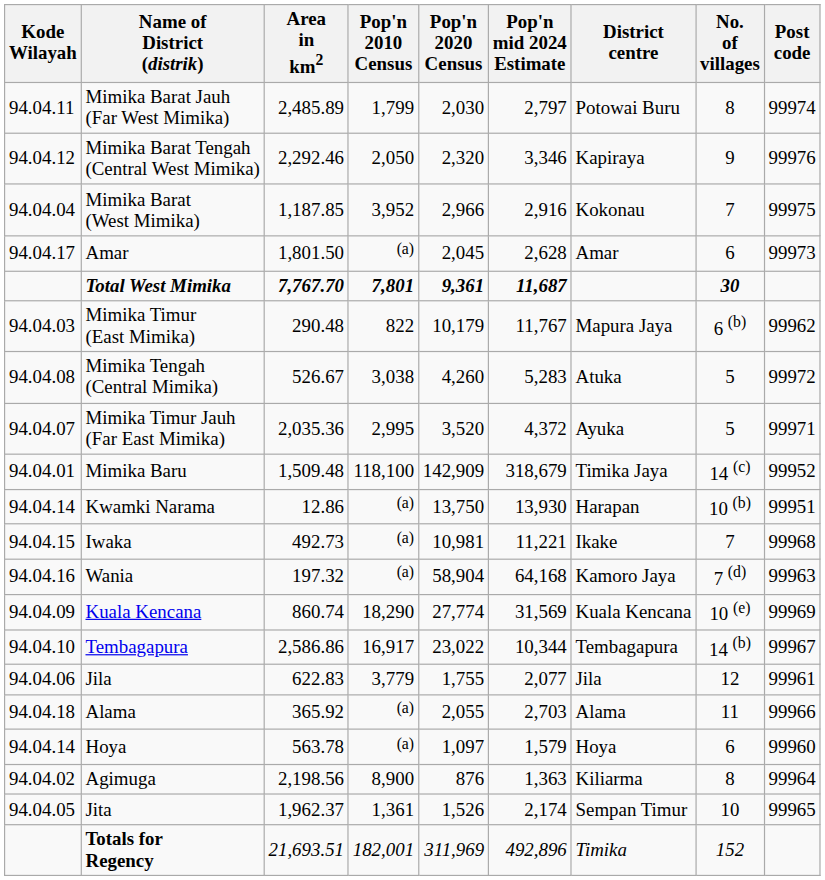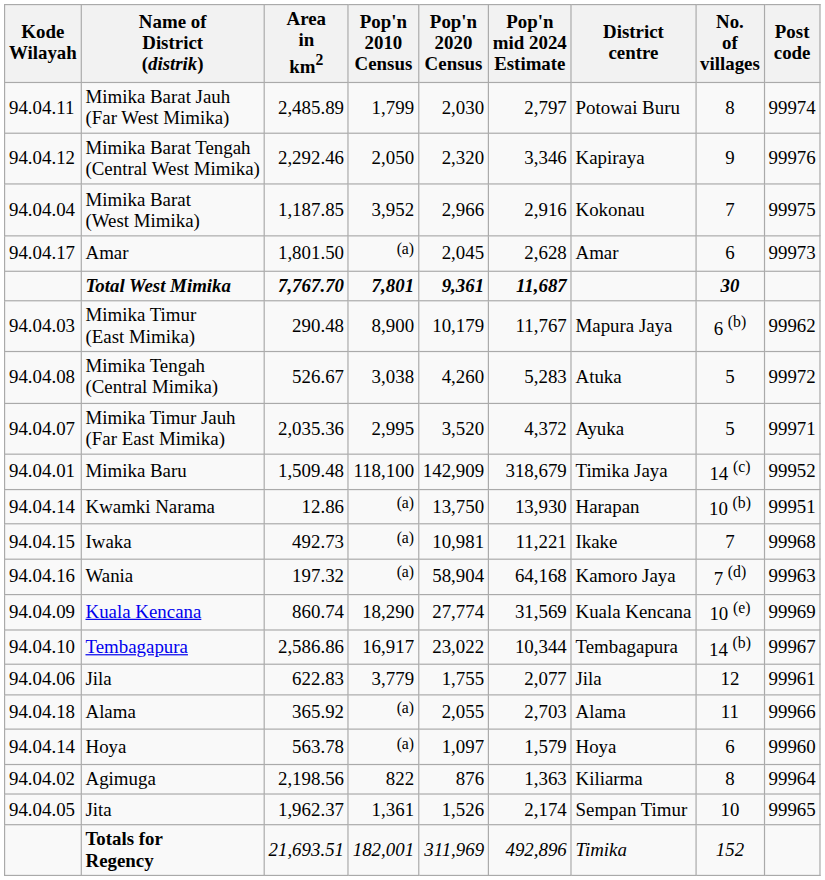(400, 326) 822 -> (393, 326) 8,900
(393, 779) 8,900 -> (400, 779) 822
